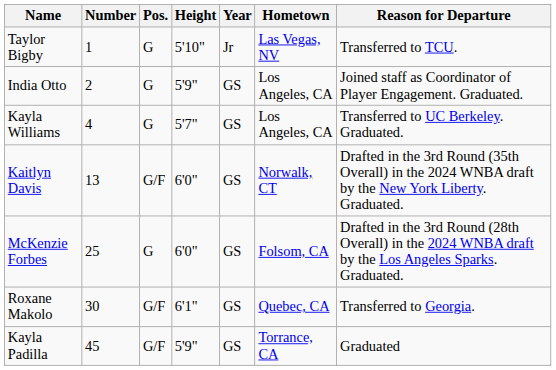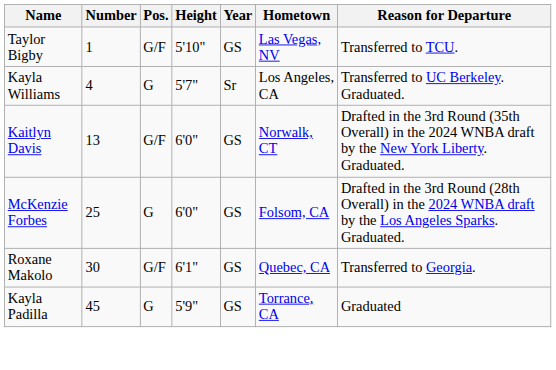(148, 46) G -> (155, 46) G/F
(228, 46) Jr -> (233, 46) GS
- row: (37, 85)
(232, 124) GS -> (230, 85) Sr
(154, 345) G/F -> (149, 306) G
